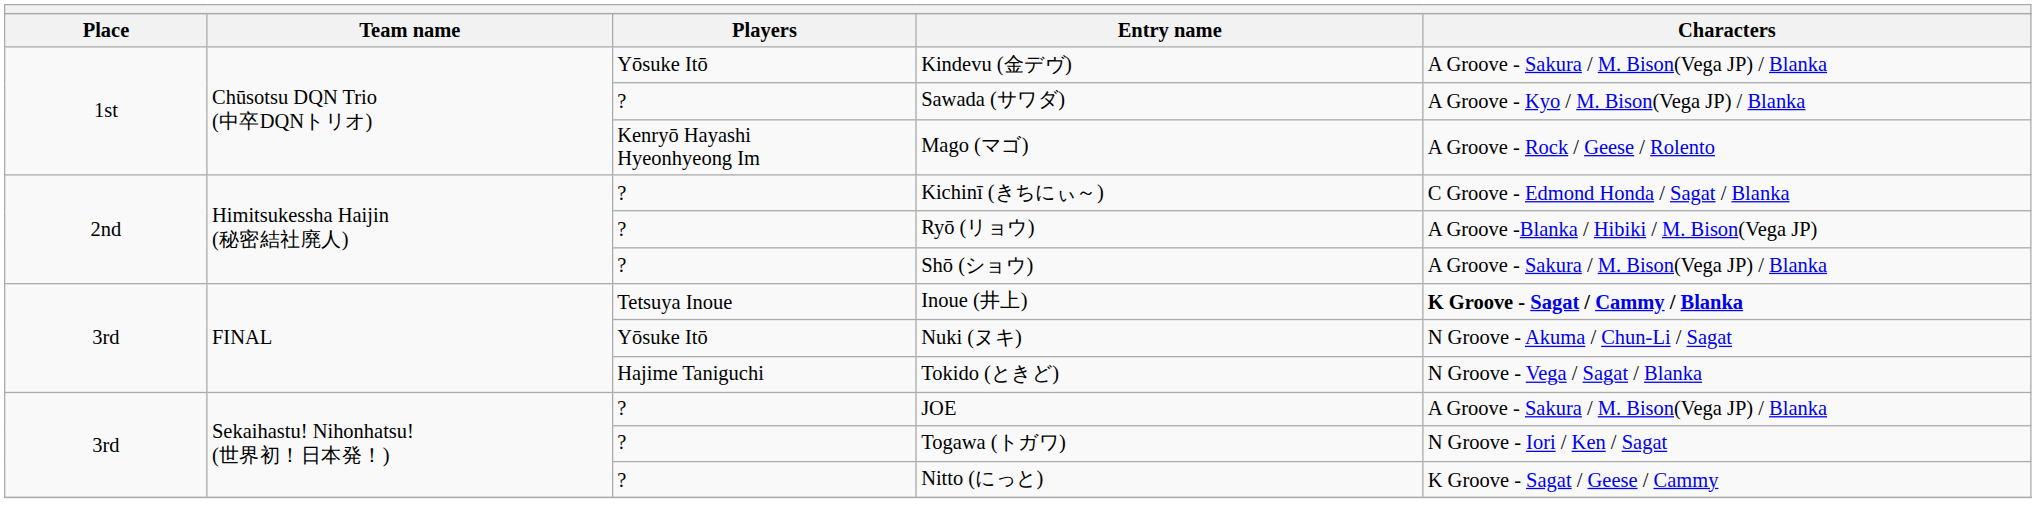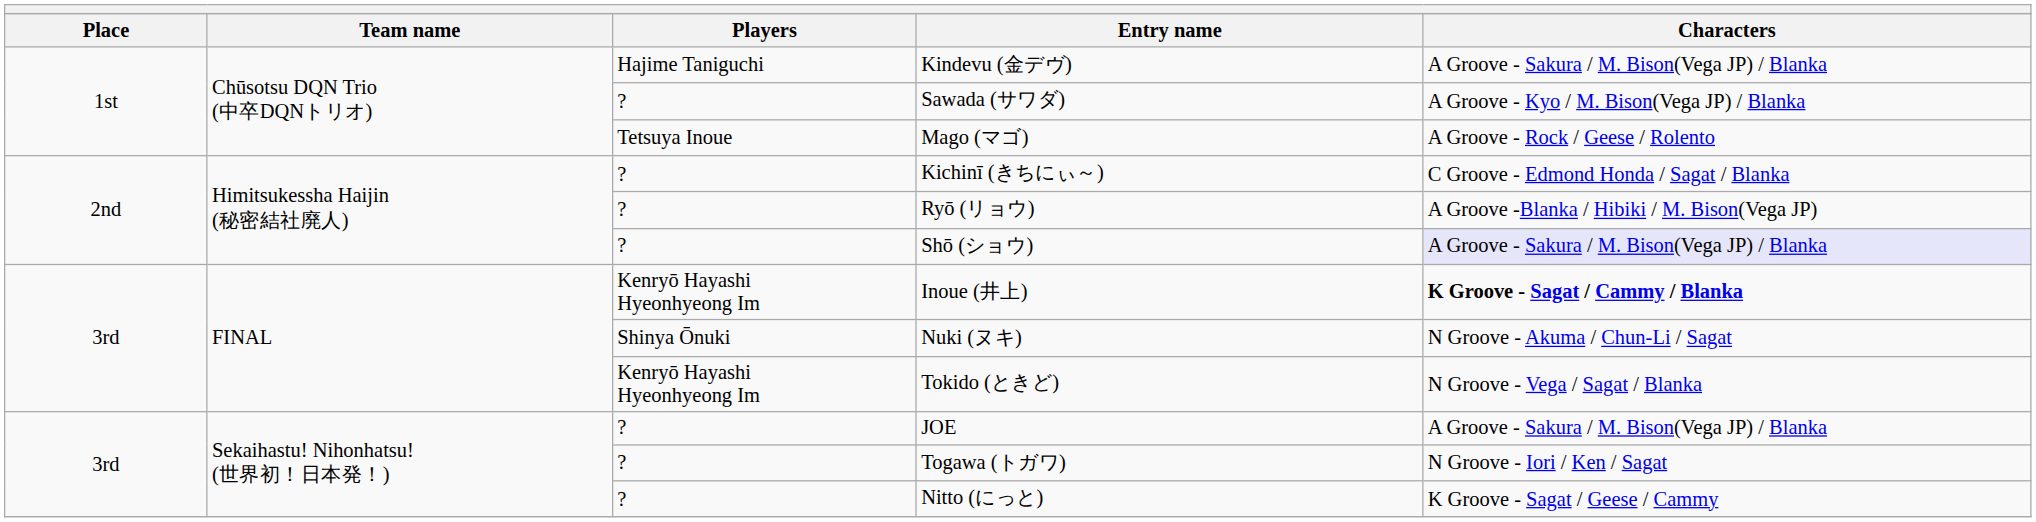(662, 64) Yōsuke Itō -> (691, 64) Hajime Taniguchi
(689, 146) Kenryō Hayashi Hyeonhyeong Im -> (675, 137) Tetsuya Inoue
(1627, 265) no background -> (1627, 246) lavender background
(675, 301) Tetsuya Inoue -> (689, 292) Kenryō Hayashi Hyeonhyeong Im
(662, 338) Yōsuke Itō -> (674, 338) Shinya Ōnuki
(691, 374) Hajime Taniguchi -> (689, 383) Kenryō Hayashi Hyeonhyeong Im
